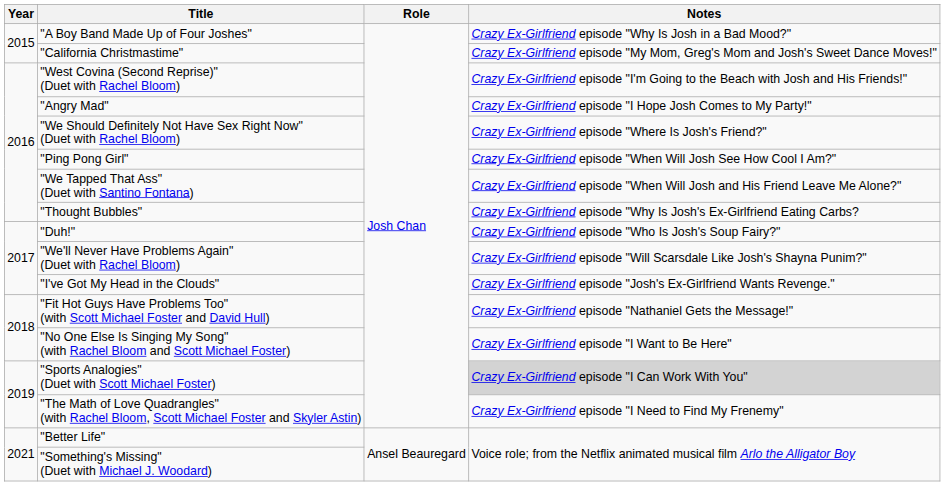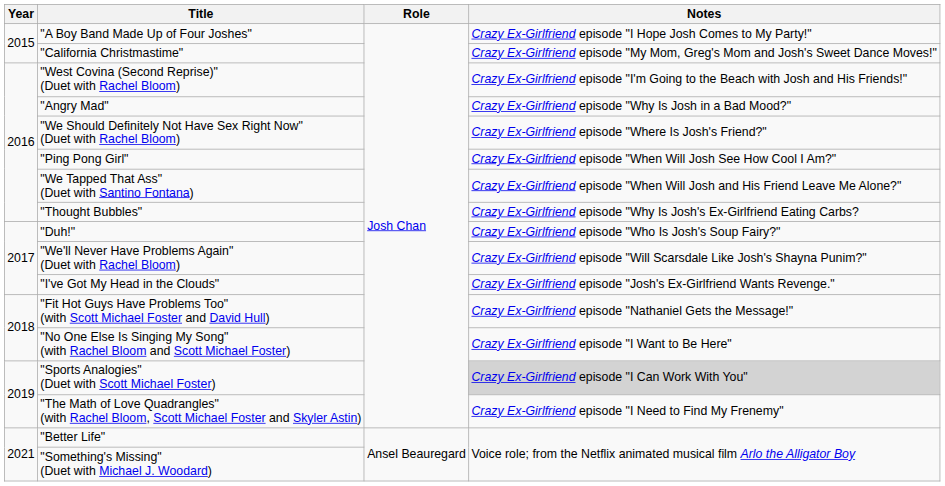(631, 33) Crazy Ex-Girlfriend episode "Why Is Josh in a Bad Mood?" -> (642, 33) Crazy Ex-Girlfriend episode "I Hope Josh Comes to My Party!"
(642, 106) Crazy Ex-Girlfriend episode "I Hope Josh Comes to My Party!" -> (631, 106) Crazy Ex-Girlfriend episode "Why Is Josh in a Bad Mood?"
